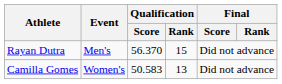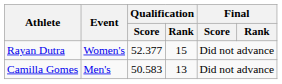(97, 50) Men's -> (104, 50) Women's
(147, 50) 56.370 -> (147, 50) 52.377
(104, 69) Women's -> (97, 69) Men's
